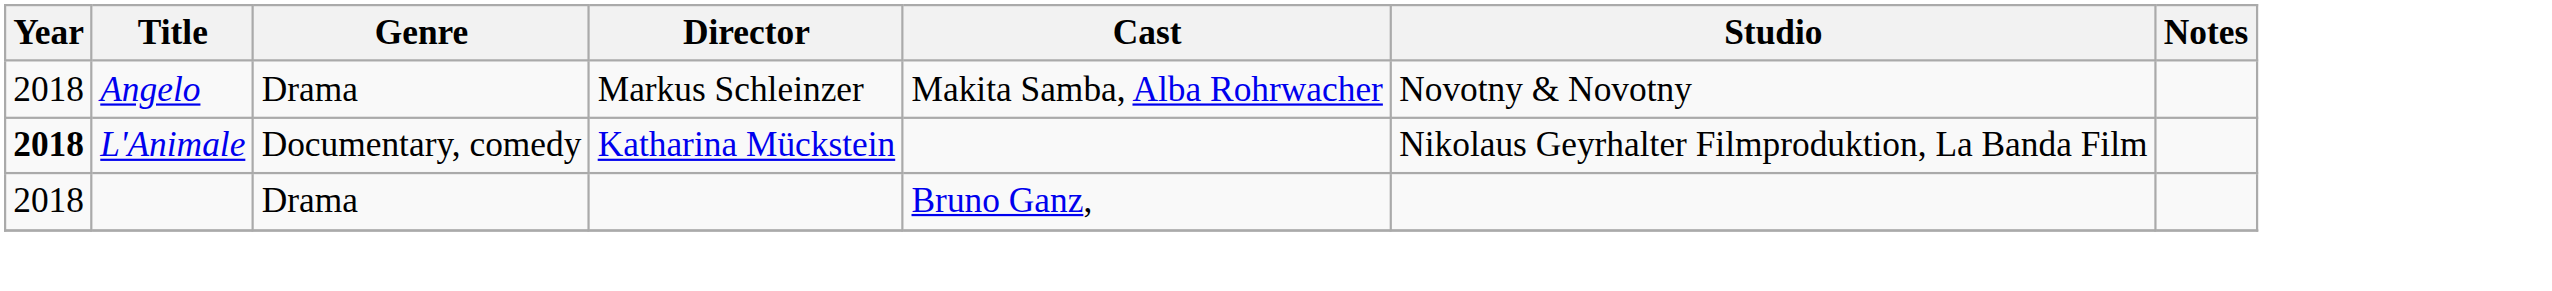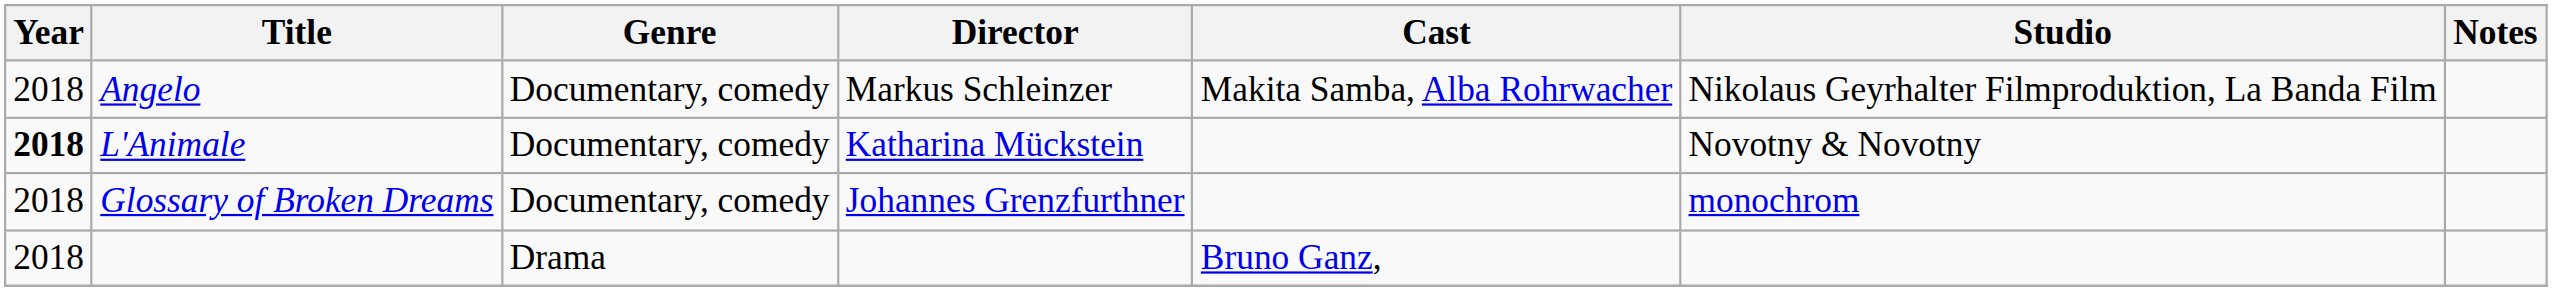(310, 88) Drama -> (670, 88) Documentary, comedy
(1546, 88) Novotny & Novotny -> (2063, 88) Nikolaus Geyrhalter Filmproduktion, La Banda Film
(1773, 144) Nikolaus Geyrhalter Filmproduktion, La Banda Film -> (1835, 144) Novotny & Novotny
+ row: (297, 200)
